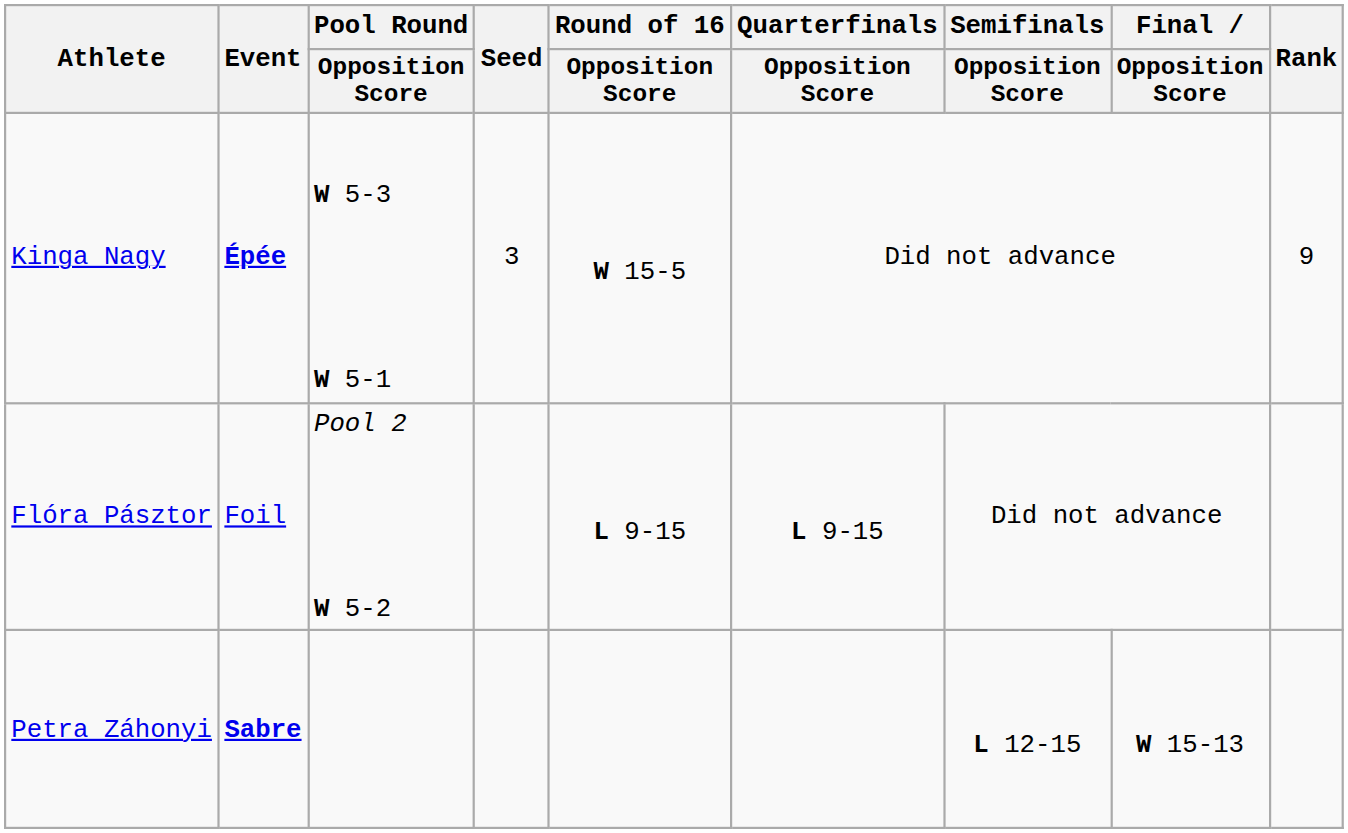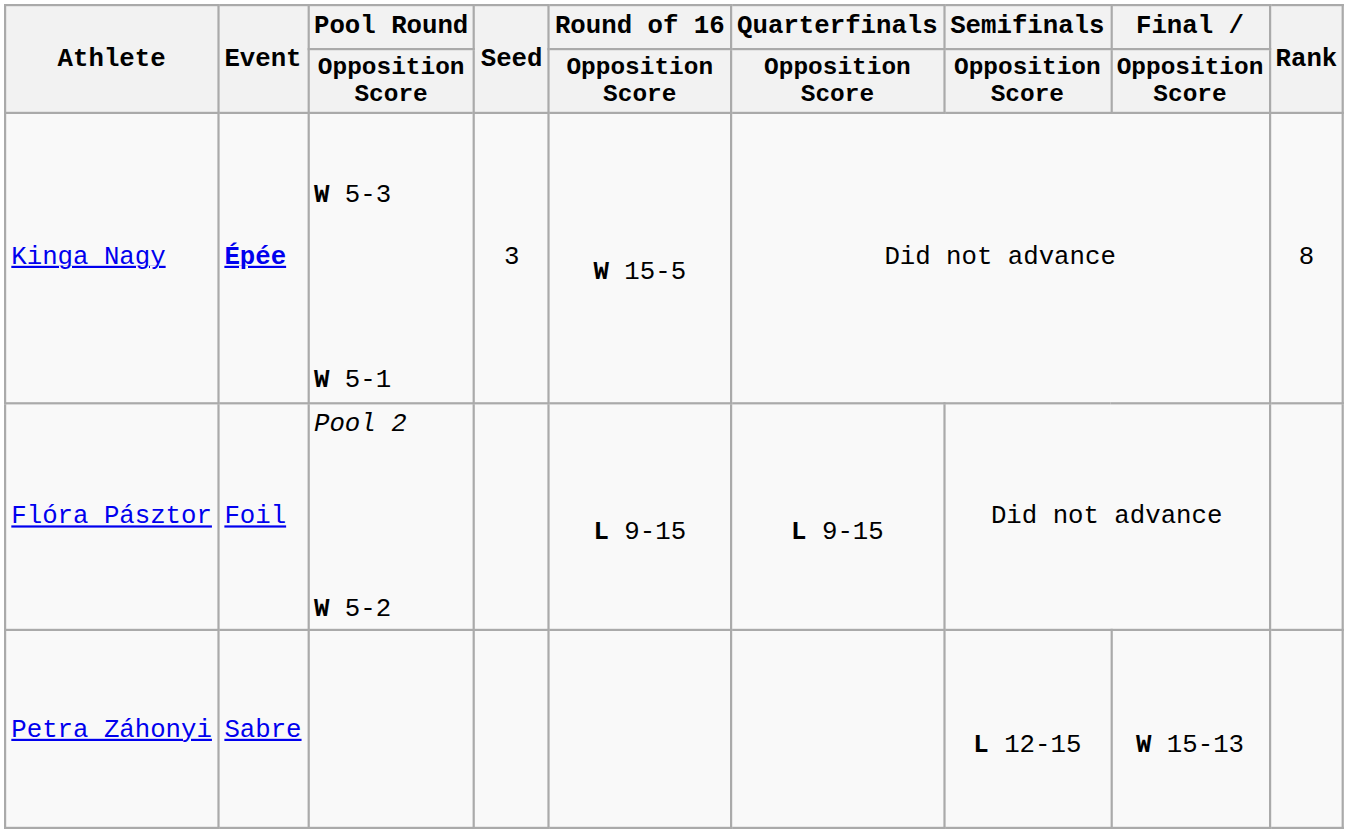(1306, 258) 9 -> (1306, 258) 8
(263, 729) bold -> (263, 729) normal
